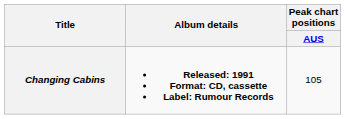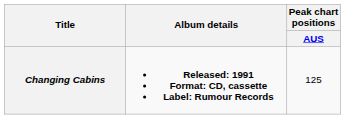(314, 80) 105 -> (314, 80) 125
